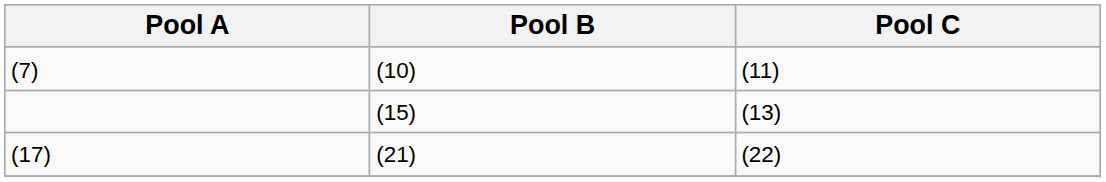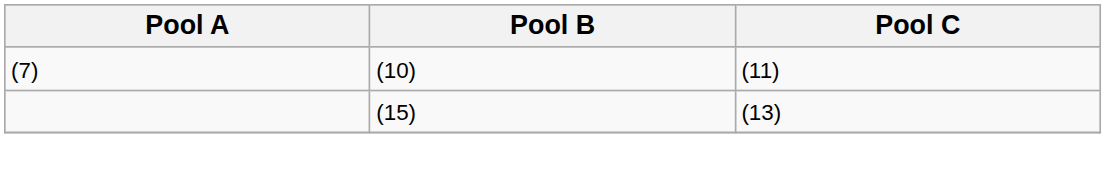- row: (31, 155)
